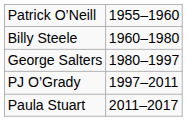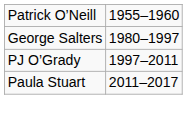- row: (43, 37)
